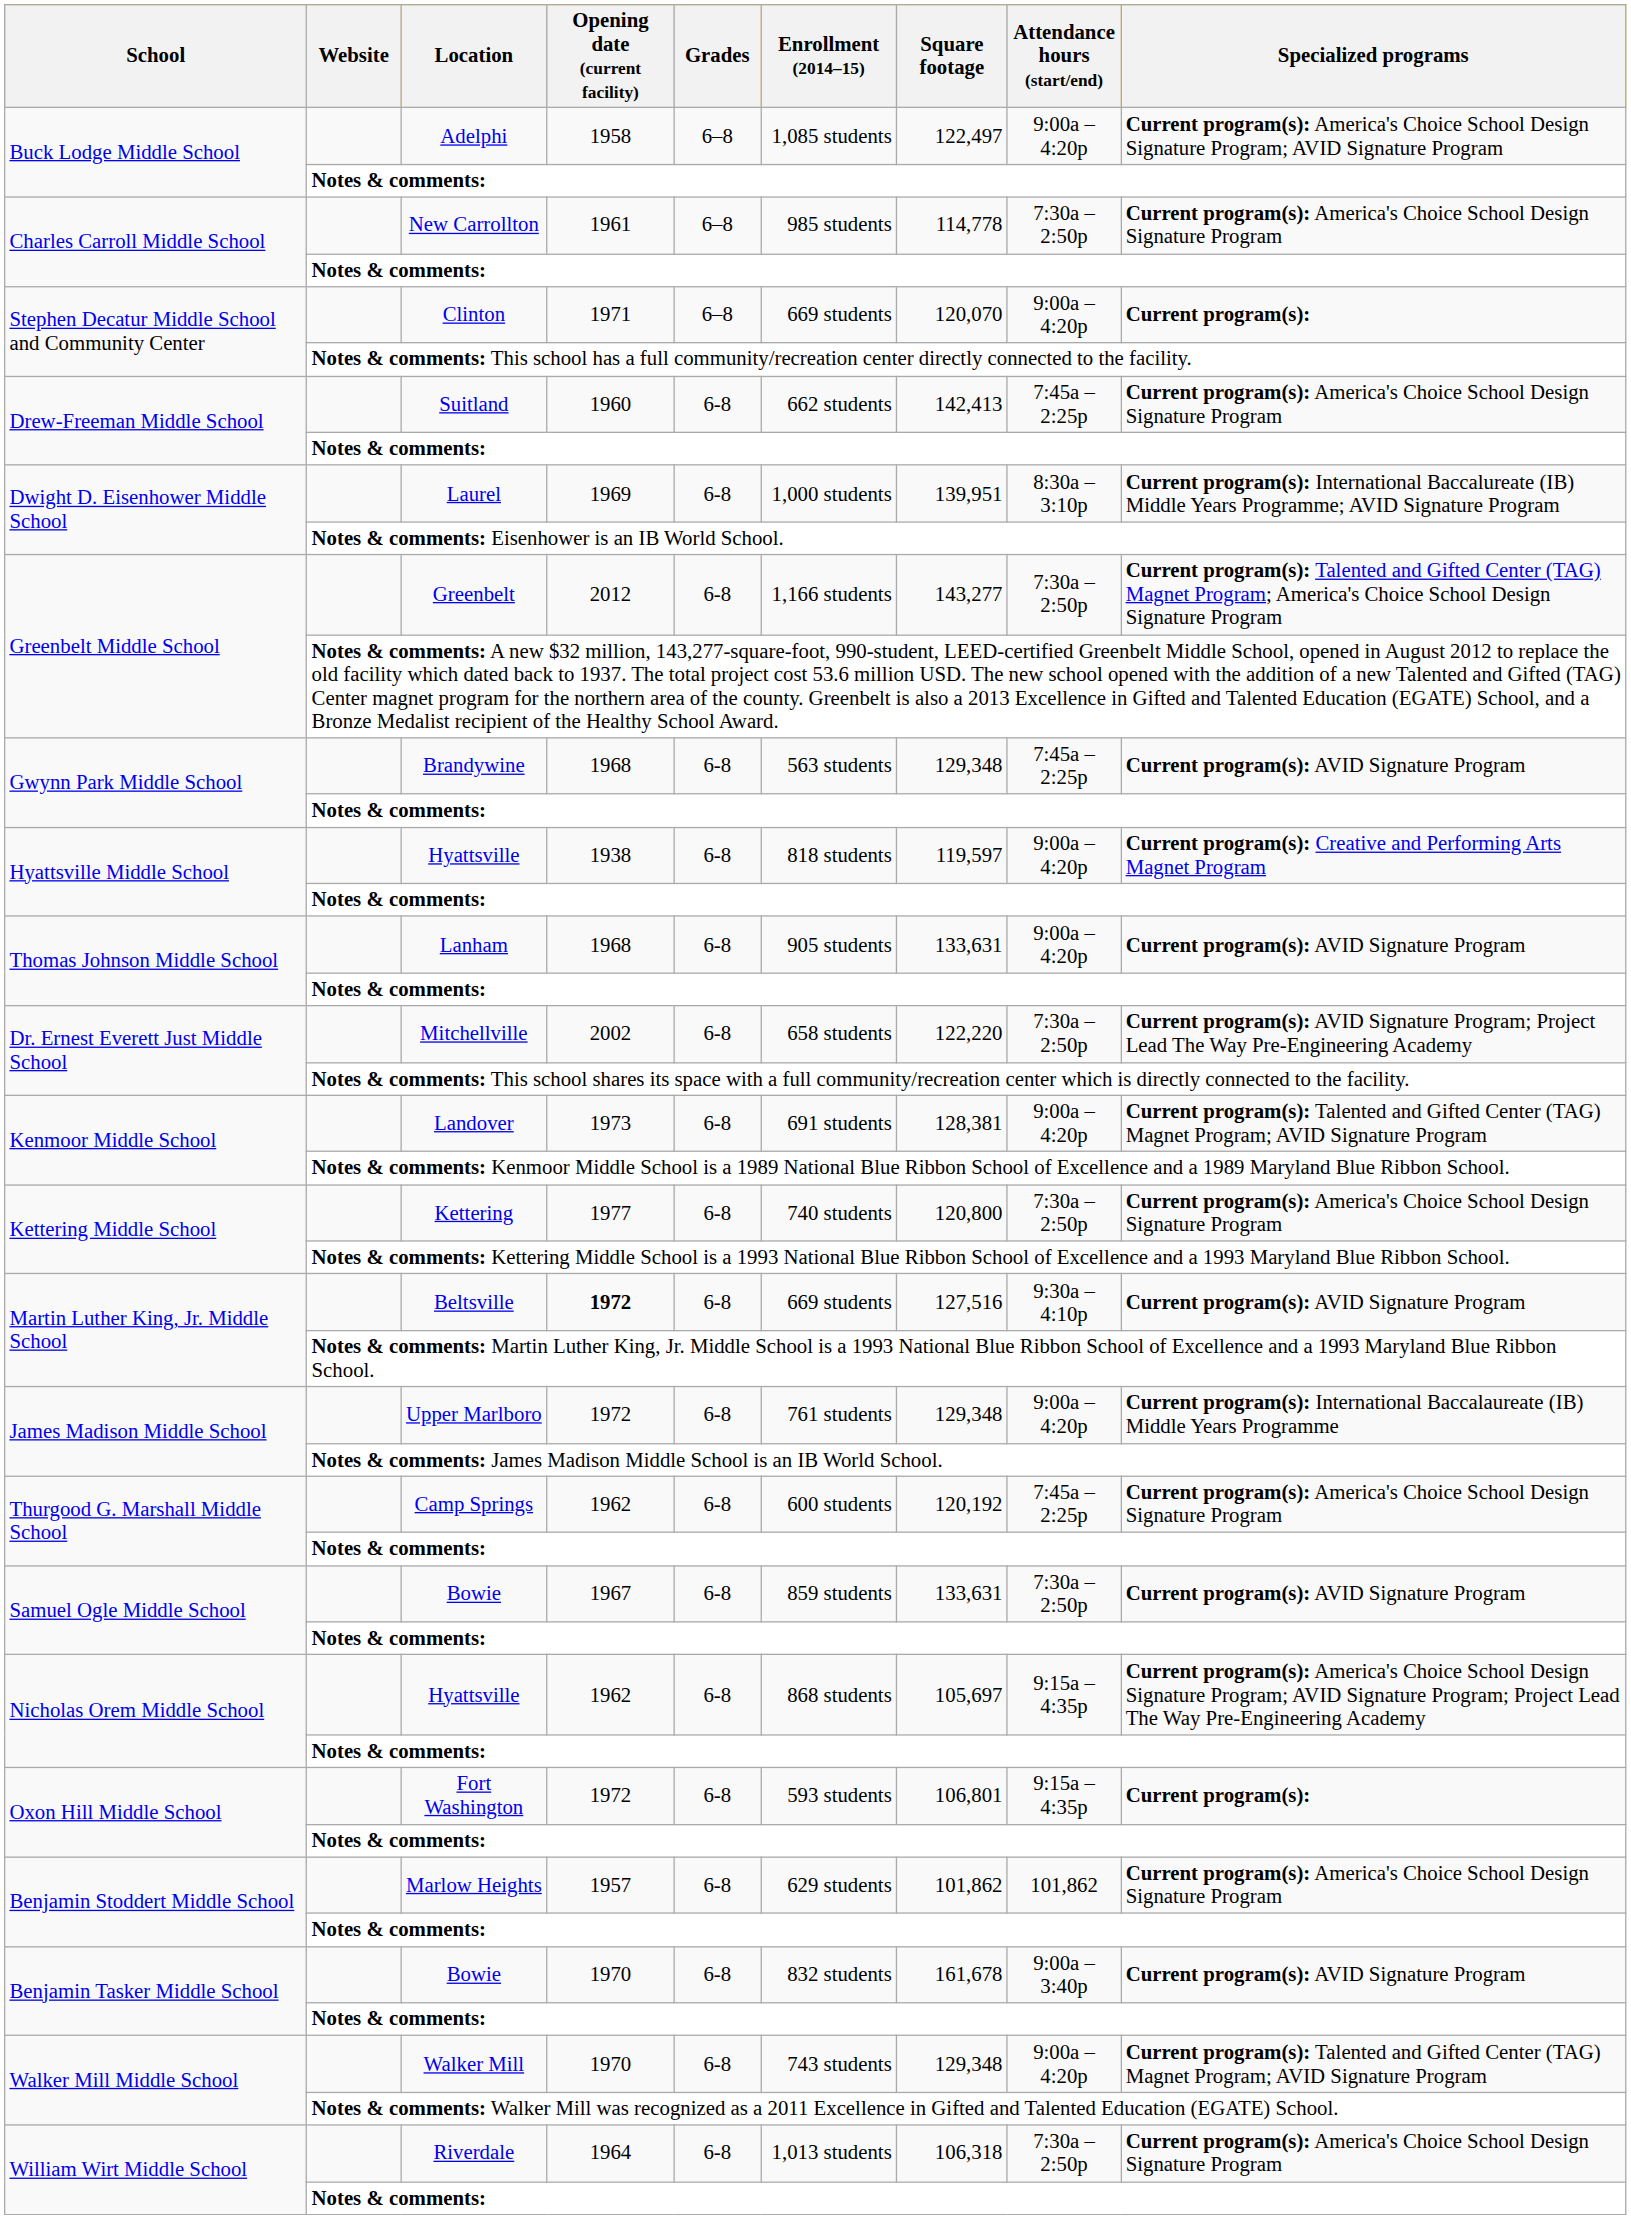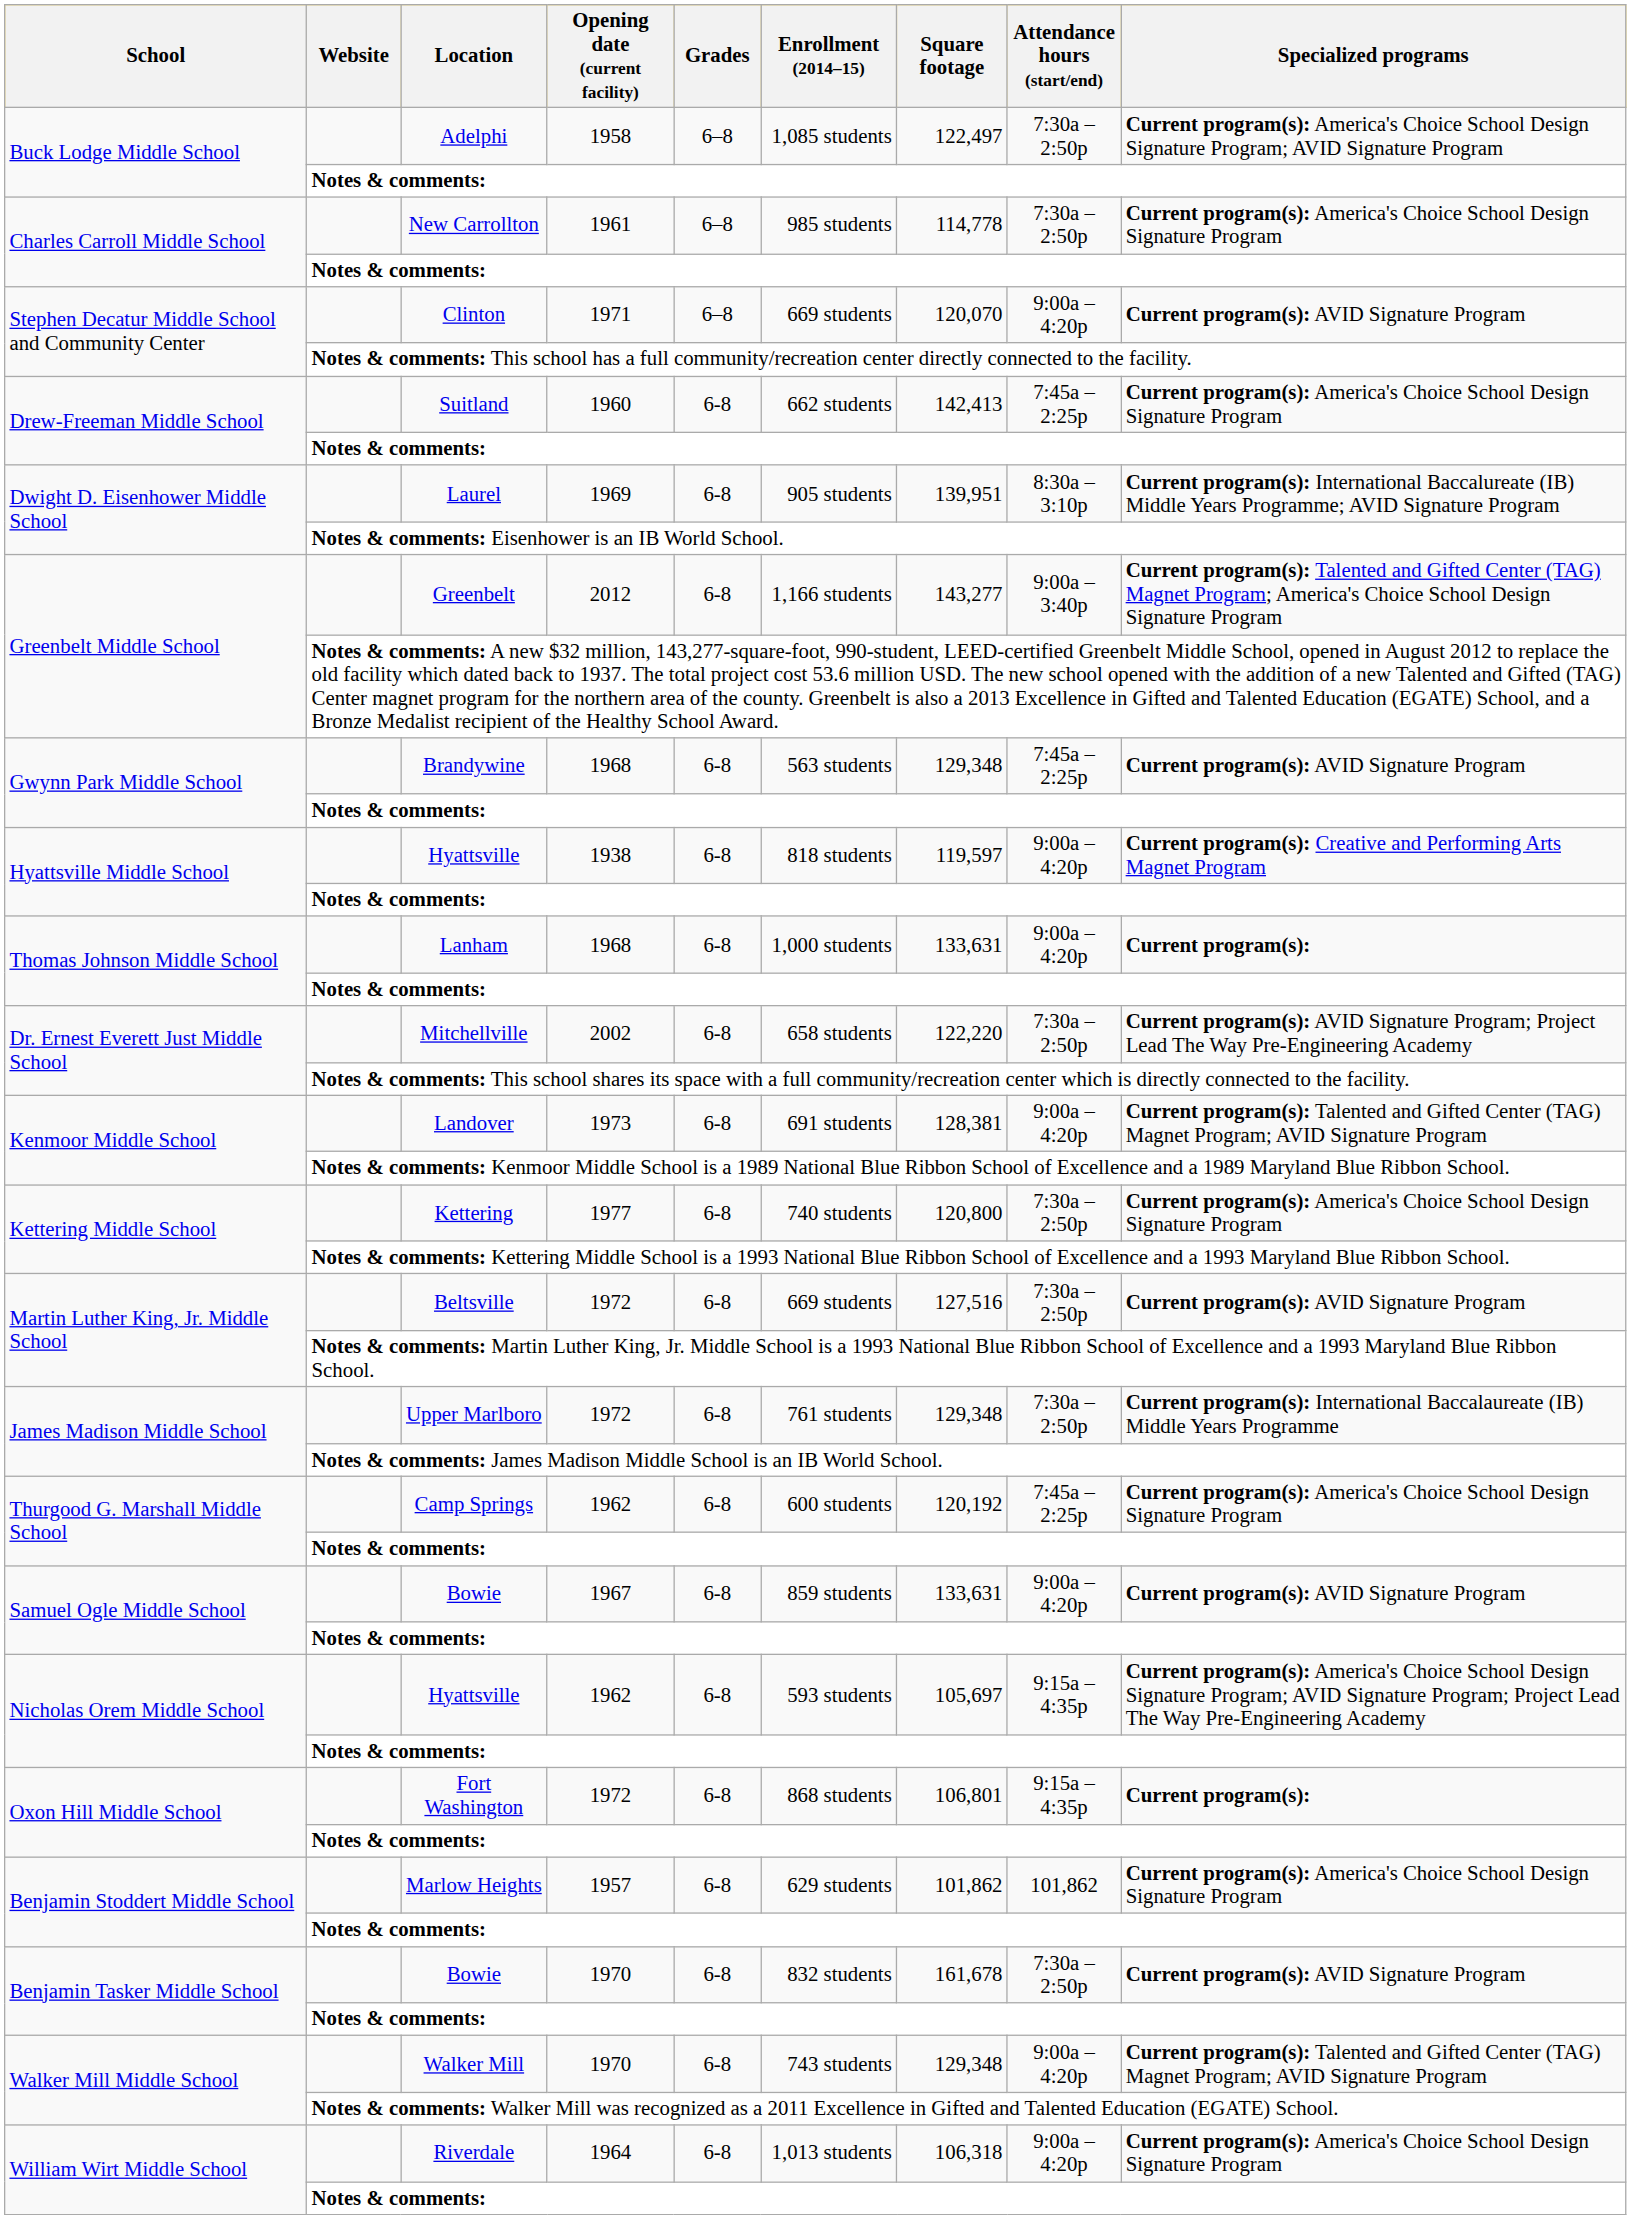(1064, 135) 9:00a – 4:20p -> (1064, 135) 7:30a – 2:50p
(1218, 314) Current program(s): -> (1326, 314) Current program(s): AVID Signature Program
(832, 493) 1,000 students -> (839, 493) 905 students
(1064, 594) 7:30a – 2:50p -> (1064, 594) 9:00a – 3:40p
(839, 944) 905 students -> (832, 944) 1,000 students
(1326, 944) Current program(s): AVID Signature Program -> (1218, 944) Current program(s):
(610, 1301) bold -> (610, 1301) normal
(1064, 1301) 9:30a – 4:10p -> (1064, 1301) 7:30a – 2:50p
(1064, 1414) 9:00a – 4:20p -> (1064, 1414) 7:30a – 2:50p
(1064, 1593) 7:30a – 2:50p -> (1064, 1593) 9:00a – 4:20p
(839, 1694) 868 students -> (839, 1694) 593 students
(839, 1795) 593 students -> (839, 1795) 868 students
(1064, 1974) 9:00a – 3:40p -> (1064, 1974) 7:30a – 2:50p
(1064, 2153) 7:30a – 2:50p -> (1064, 2153) 9:00a – 4:20p
